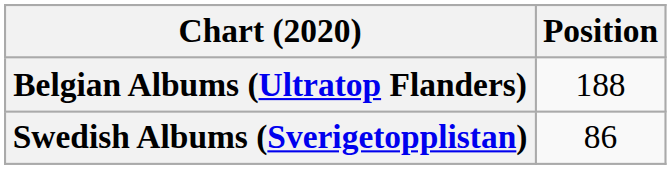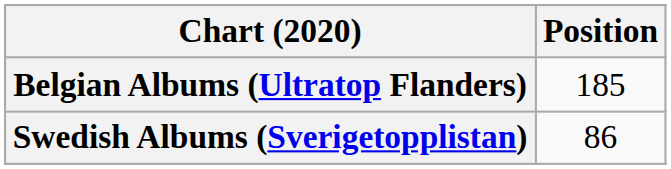(600, 84) 188 -> (600, 84) 185
